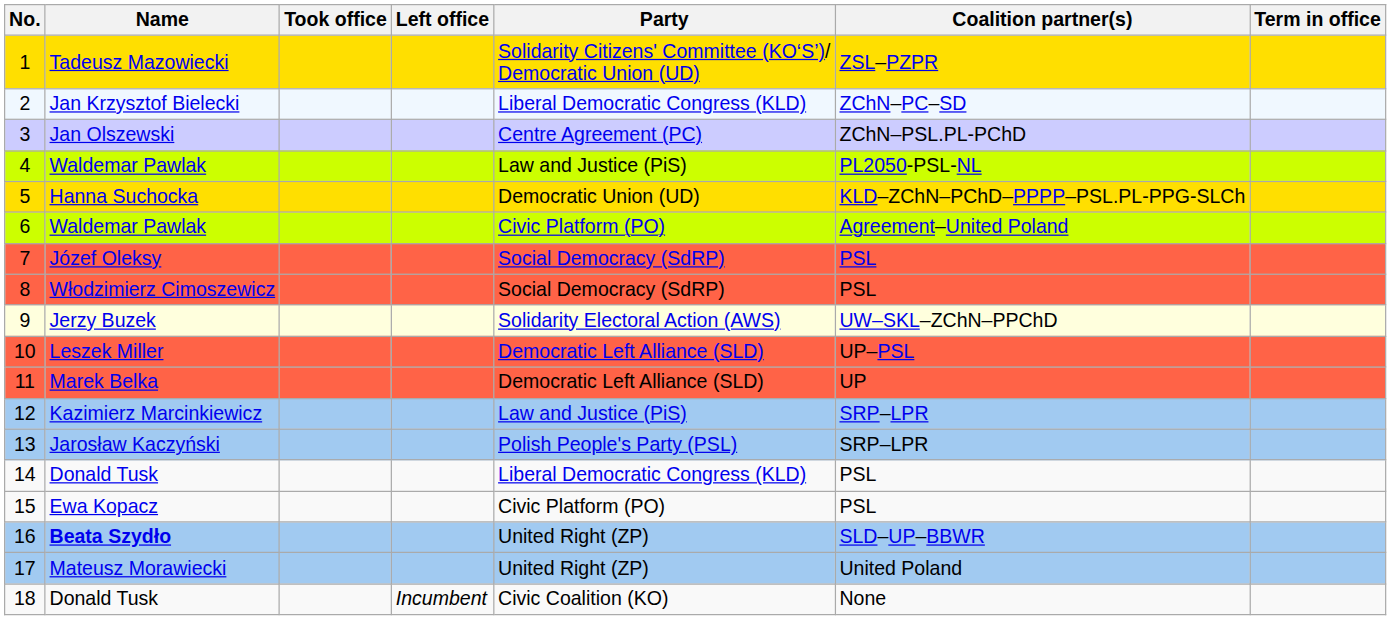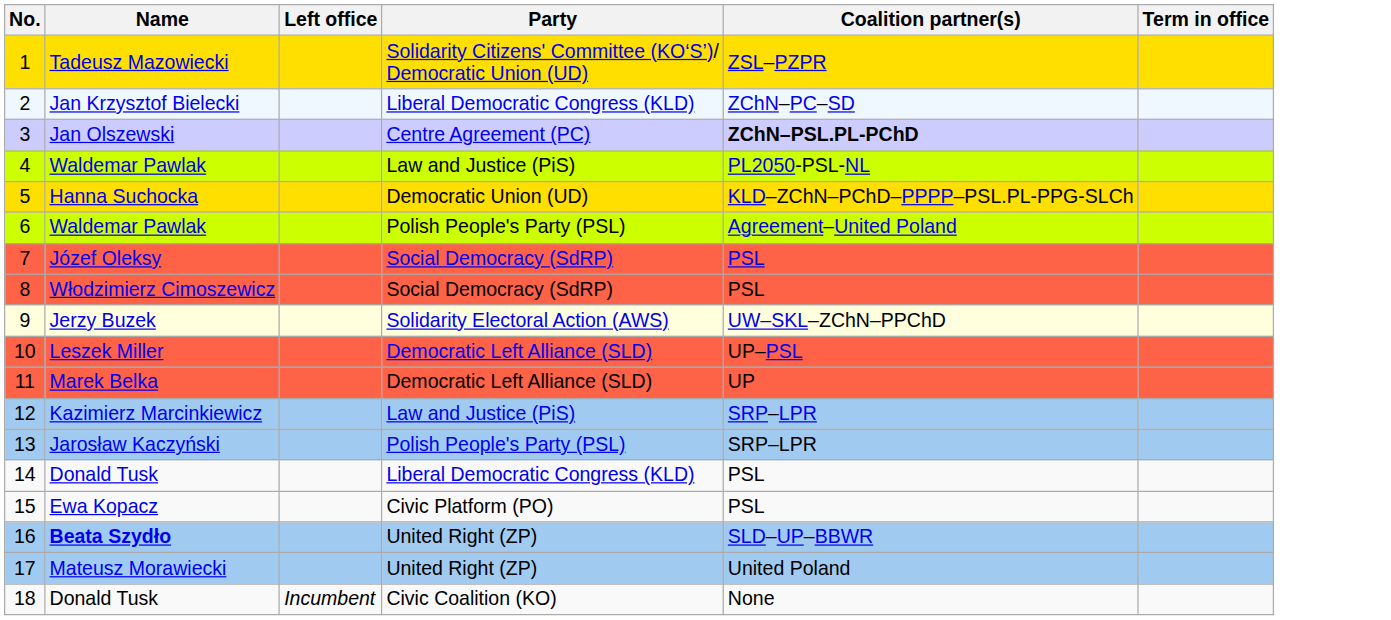- column: (335, 19)
(933, 134) normal -> (823, 134) bold
(582, 227) Civic Platform (PO) -> (506, 227) Polish People's Party (PSL)
